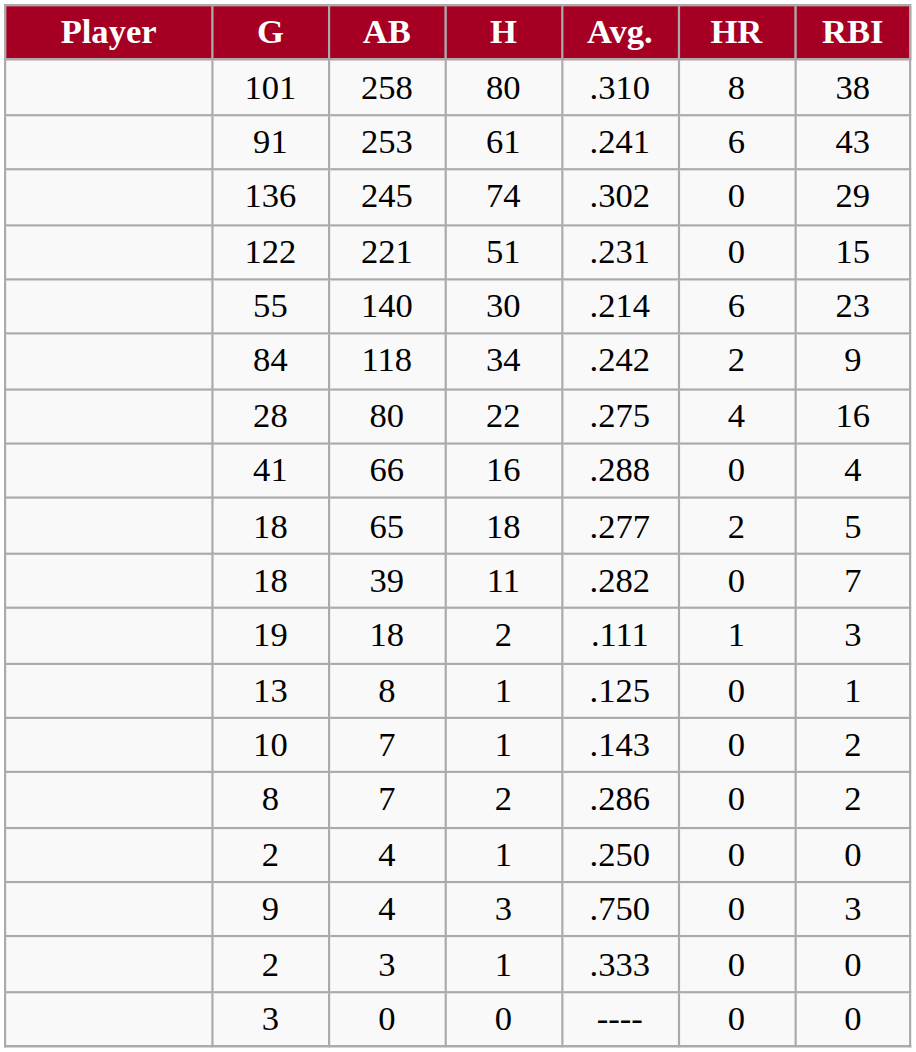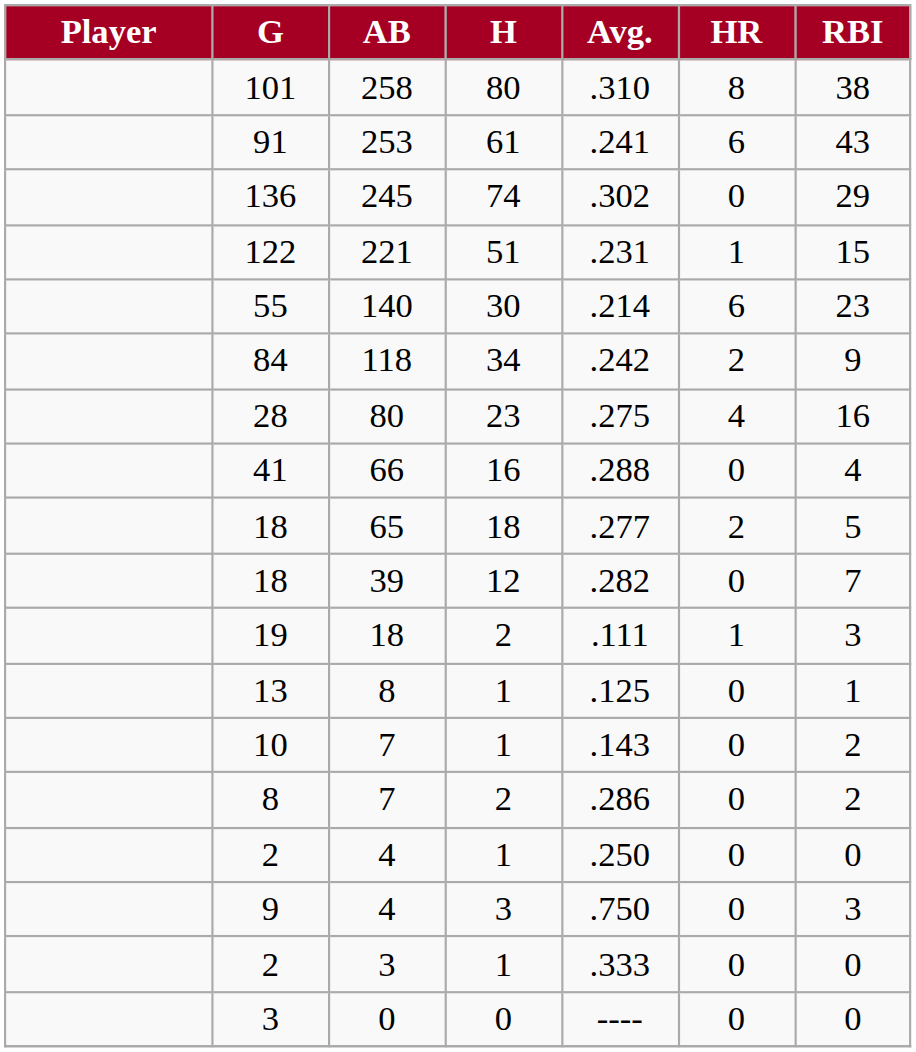(736, 251) 0 -> (736, 251) 1
(503, 415) 22 -> (503, 415) 23
(503, 580) 11 -> (503, 580) 12
